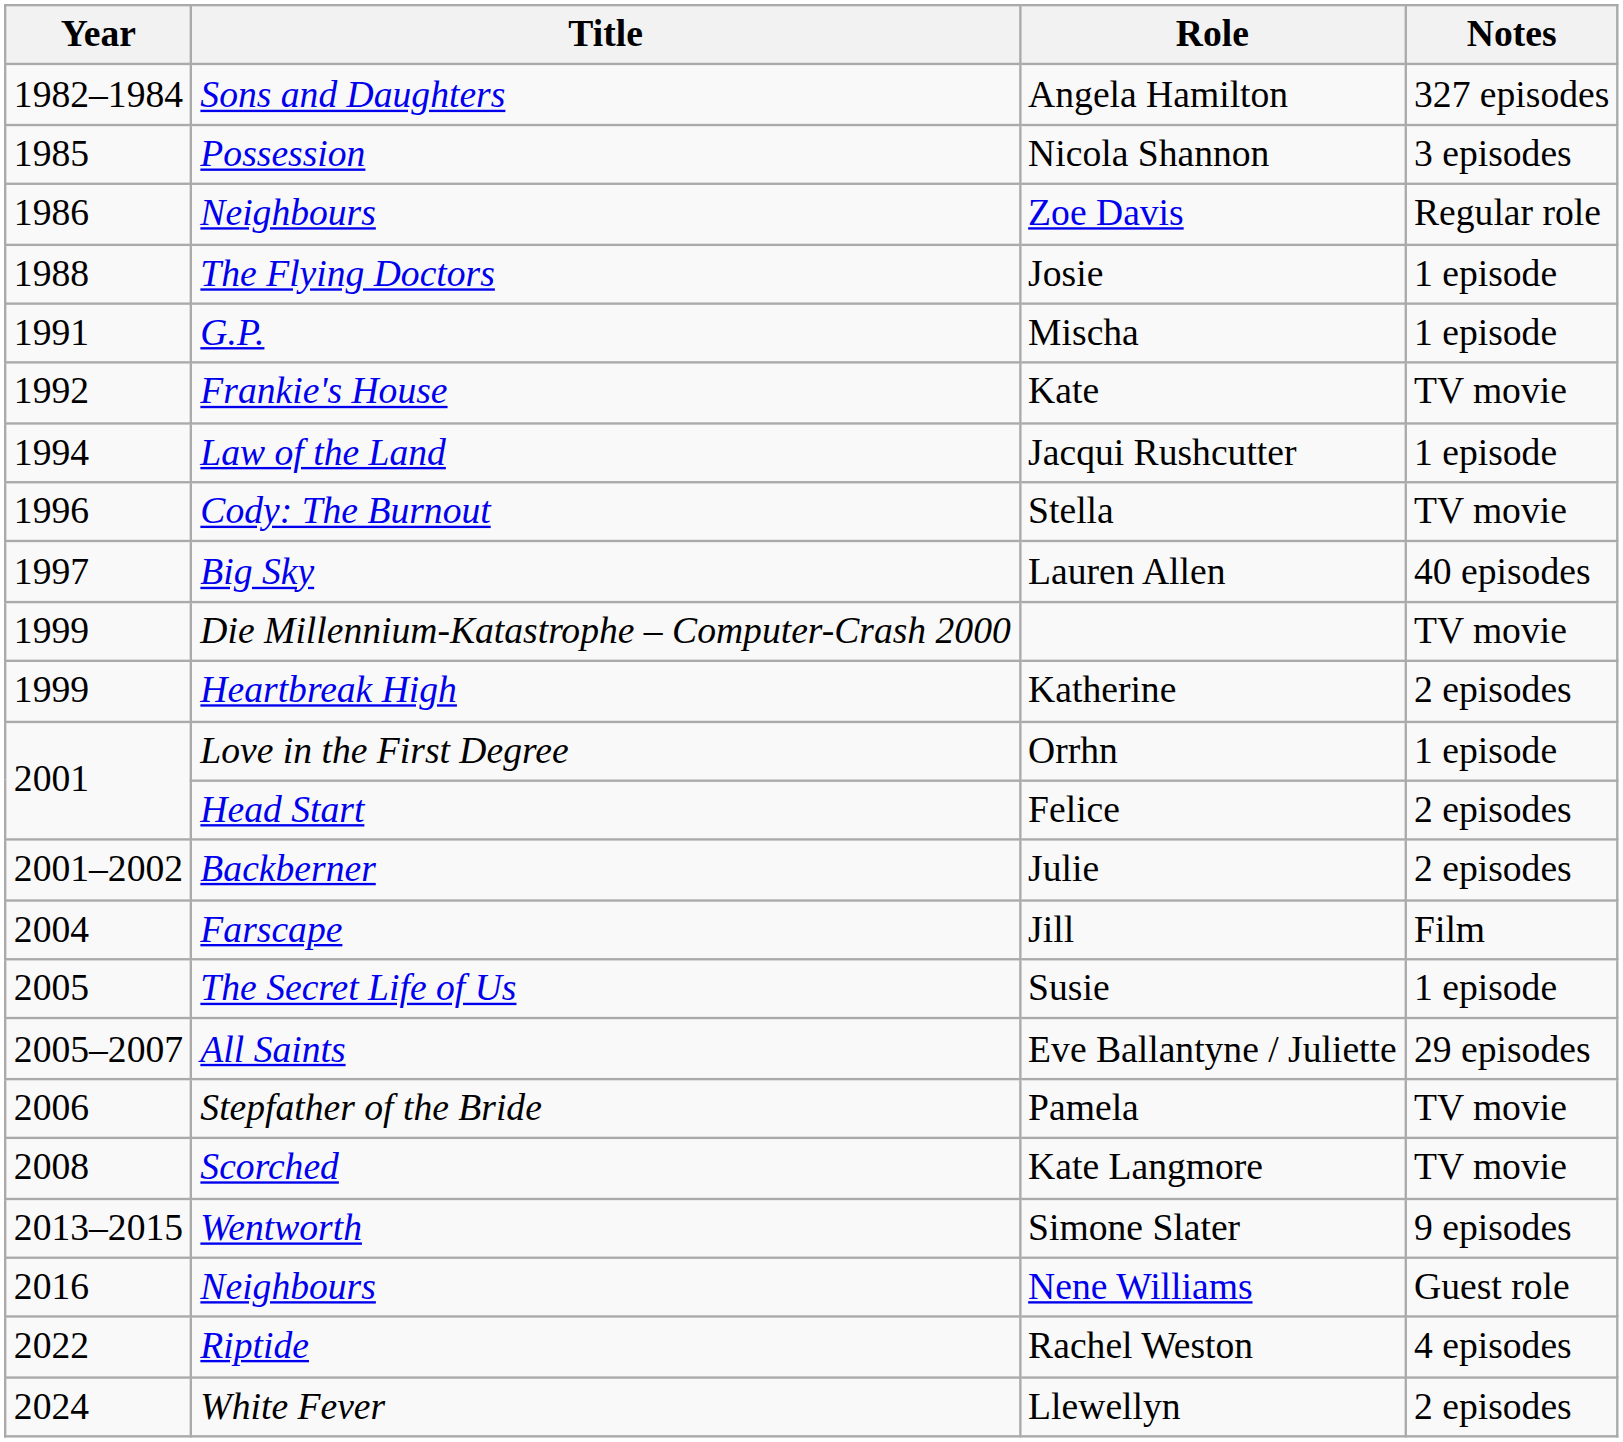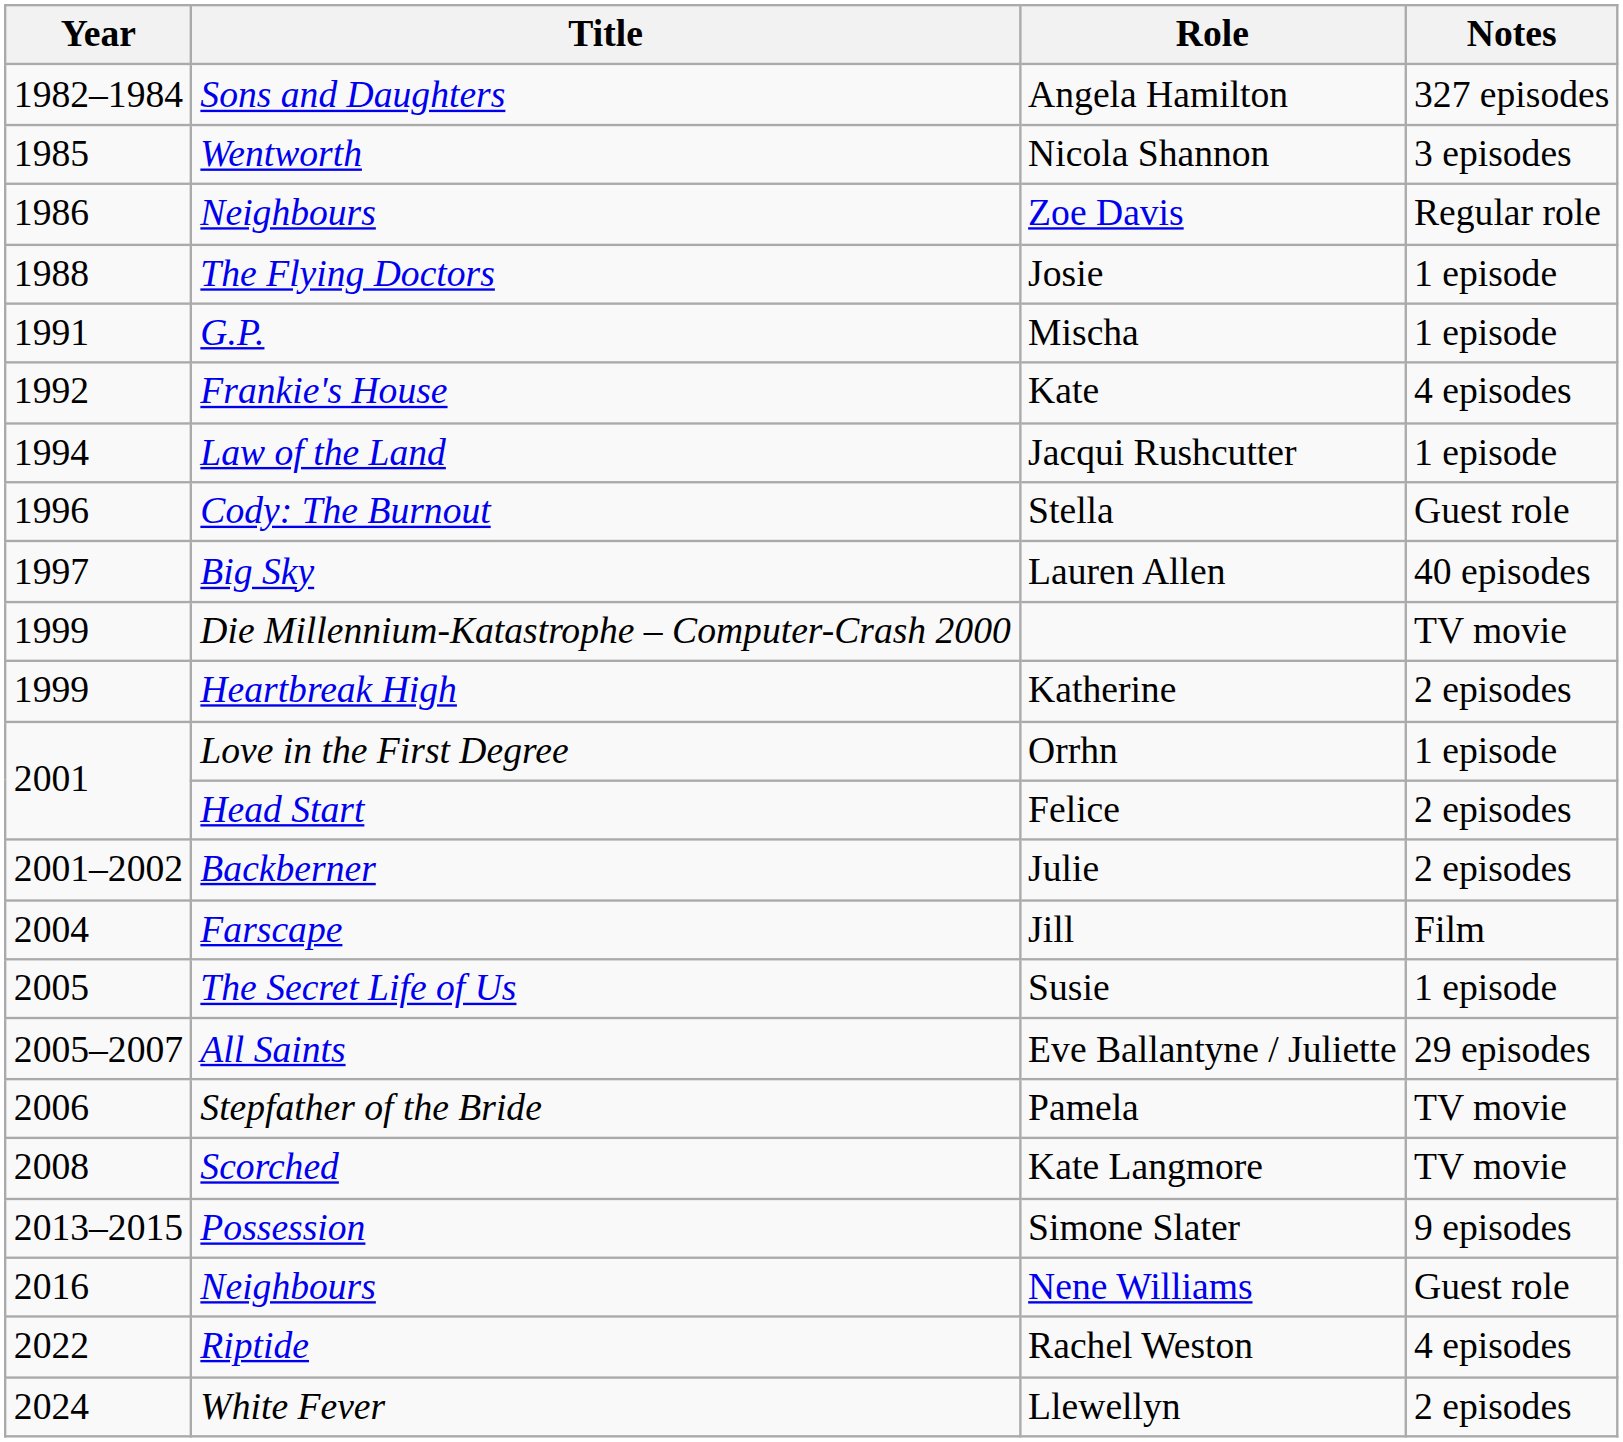(283, 153) Possession -> (281, 153) Wentworth
(1490, 392) TV movie -> (1493, 392) 4 episodes
(1490, 511) TV movie -> (1492, 511) Guest role
(281, 1226) Wentworth -> (283, 1226) Possession
